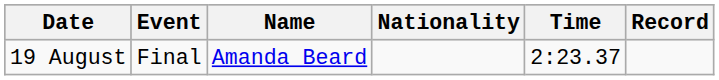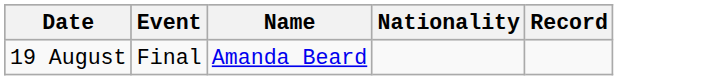- column: (576, 22)
